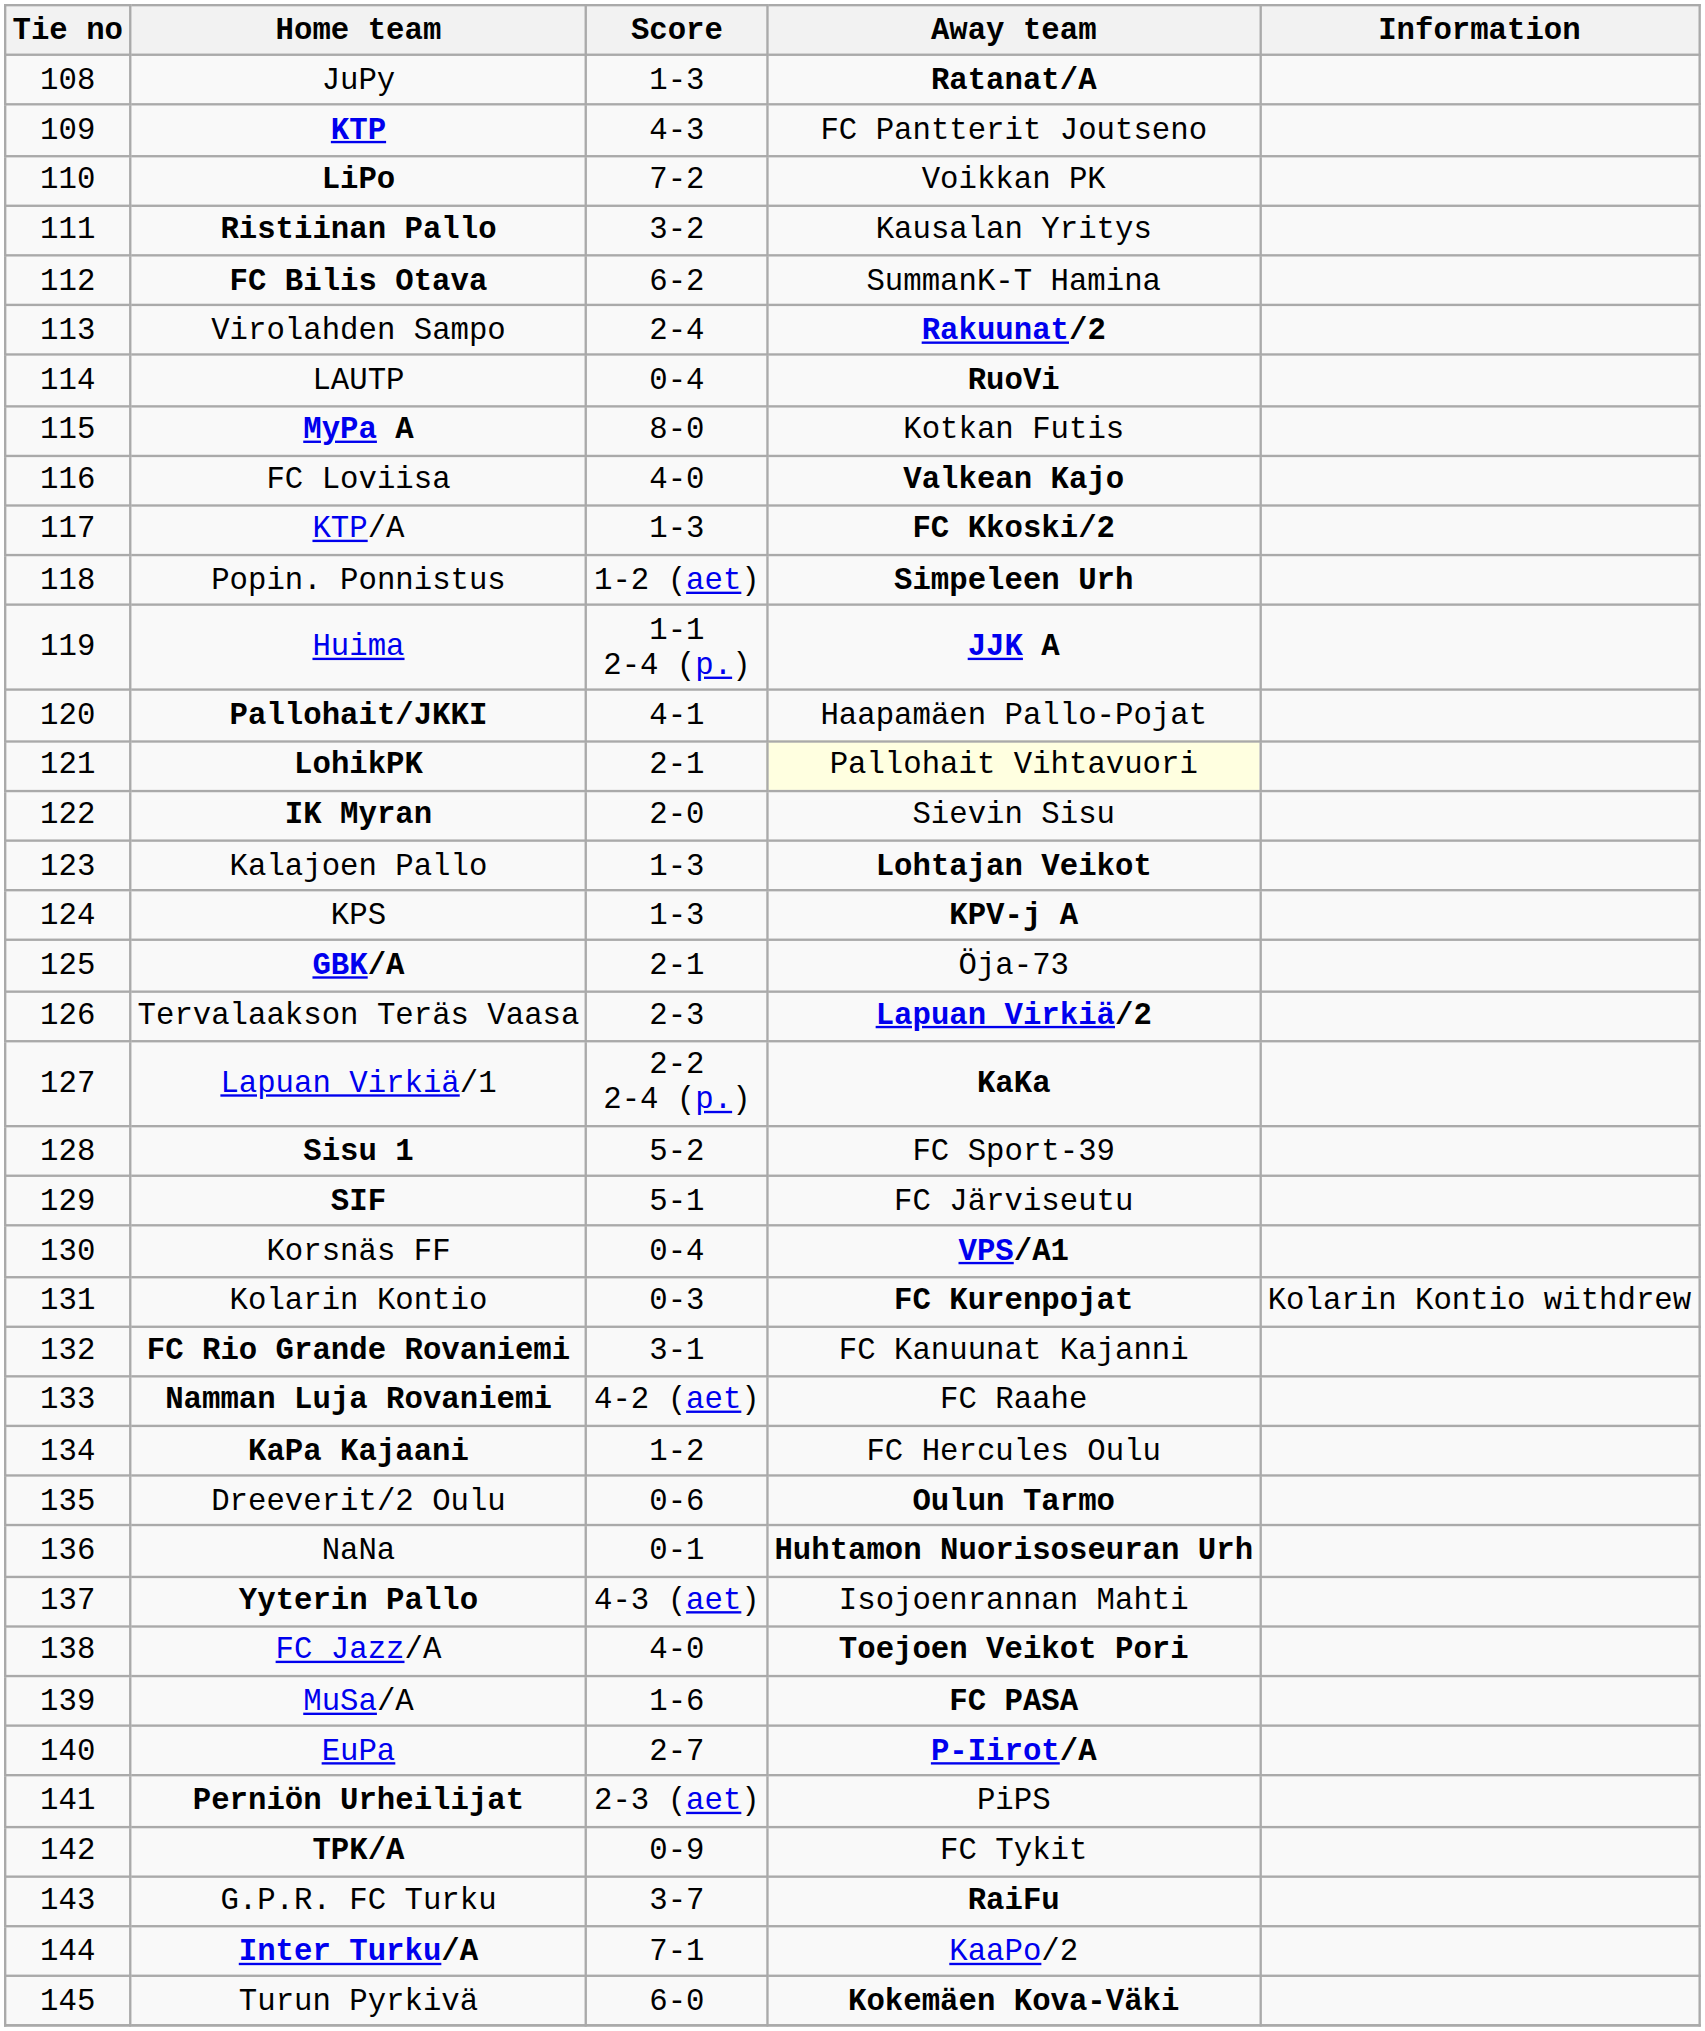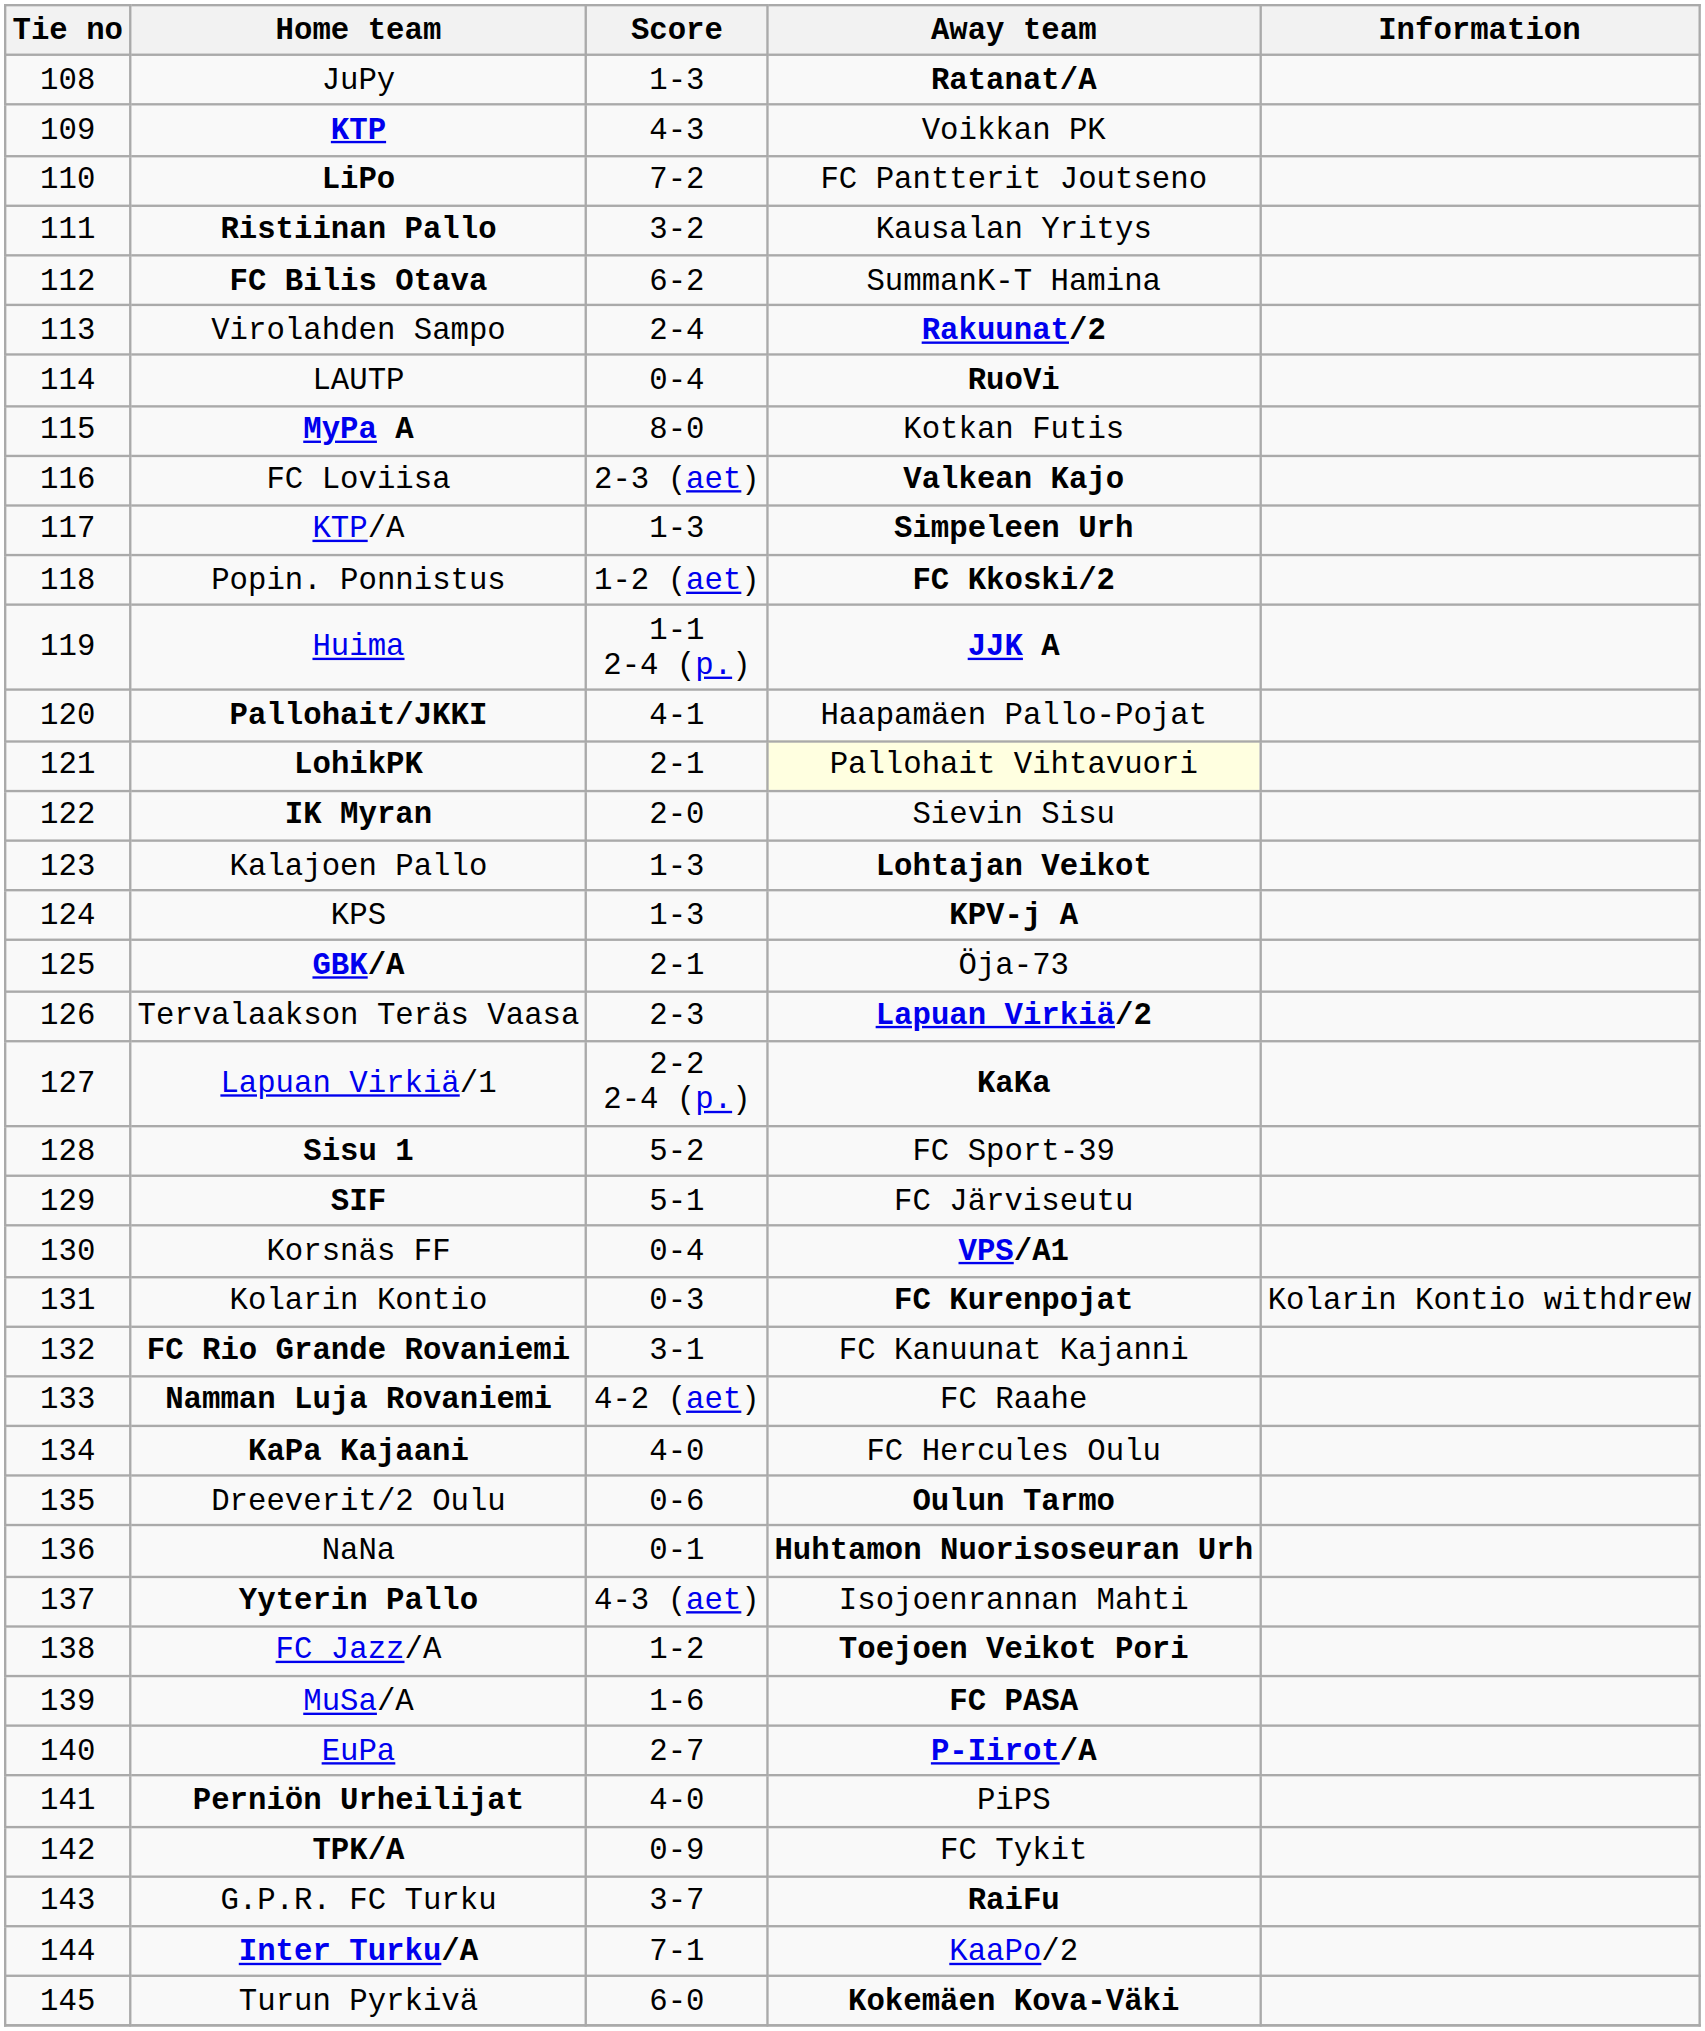(1014, 130) FC Pantterit Joutseno -> (1014, 130) Voikkan PK
(1014, 180) Voikkan PK -> (1014, 180) FC Pantterit Joutseno
(677, 480) 4-0 -> (677, 480) 2-3 (aet)
(1014, 530) FC Kkoski/2 -> (1014, 530) Simpeleen Urh
(1014, 580) Simpeleen Urh -> (1014, 580) FC Kkoski/2
(677, 1451) 1-2 -> (677, 1451) 4-0
(677, 1651) 4-0 -> (677, 1651) 1-2
(677, 1801) 2-3 (aet) -> (677, 1801) 4-0
